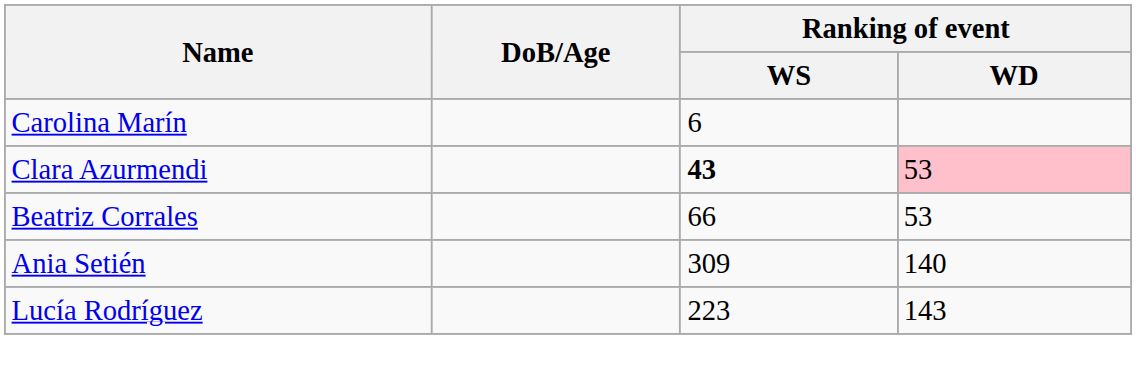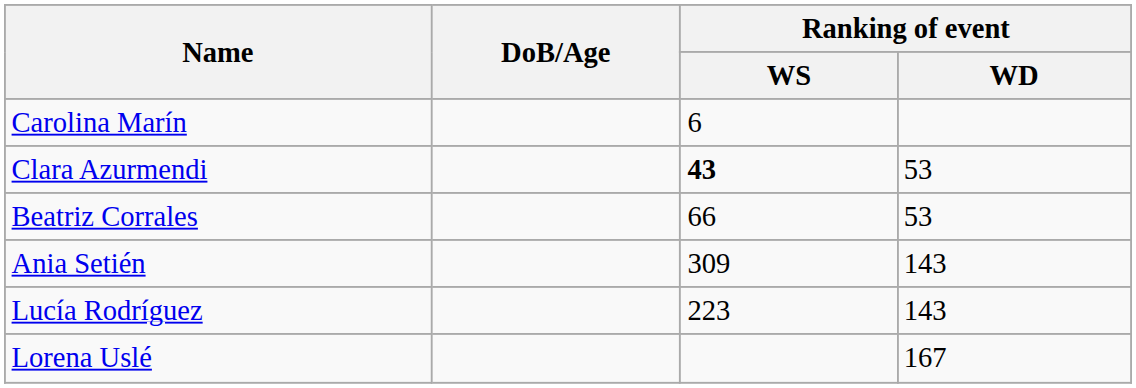(918, 169) pink background -> (918, 169) no background
(925, 263) 140 -> (925, 263) 143
+ row: (82, 358)
